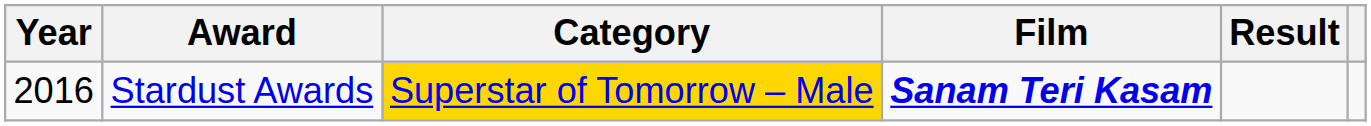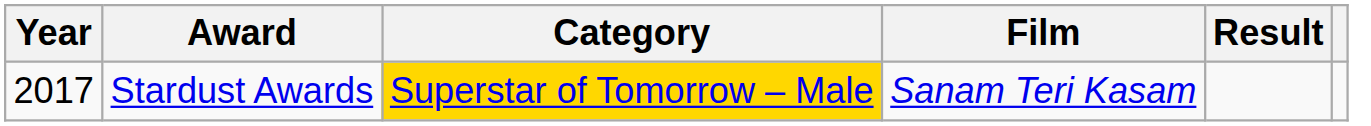(54, 90) 2016 -> (54, 90) 2017
(1051, 90) bold -> (1043, 90) normal
